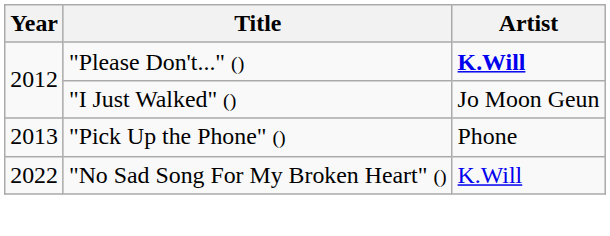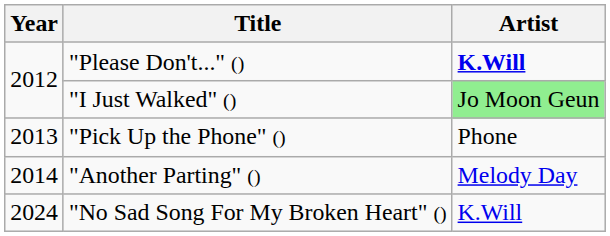(528, 99) no background -> (528, 99) lightgreen background
+ row: (165, 174)
(34, 174) 2022 -> (34, 212) 2024
